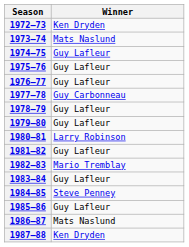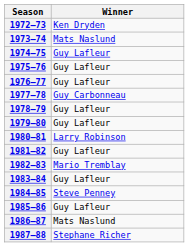(79, 235) Ken Dryden -> (92, 235) Stephane Richer
